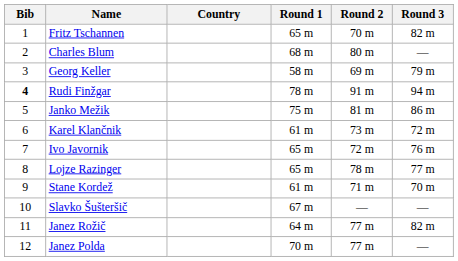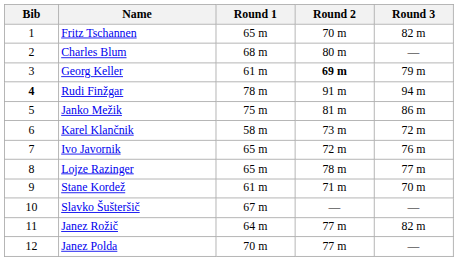- column: (219, 13)
(301, 71) 58 m -> (255, 71) 61 m
(362, 71) normal -> (334, 71) bold
(301, 130) 61 m -> (255, 130) 58 m
